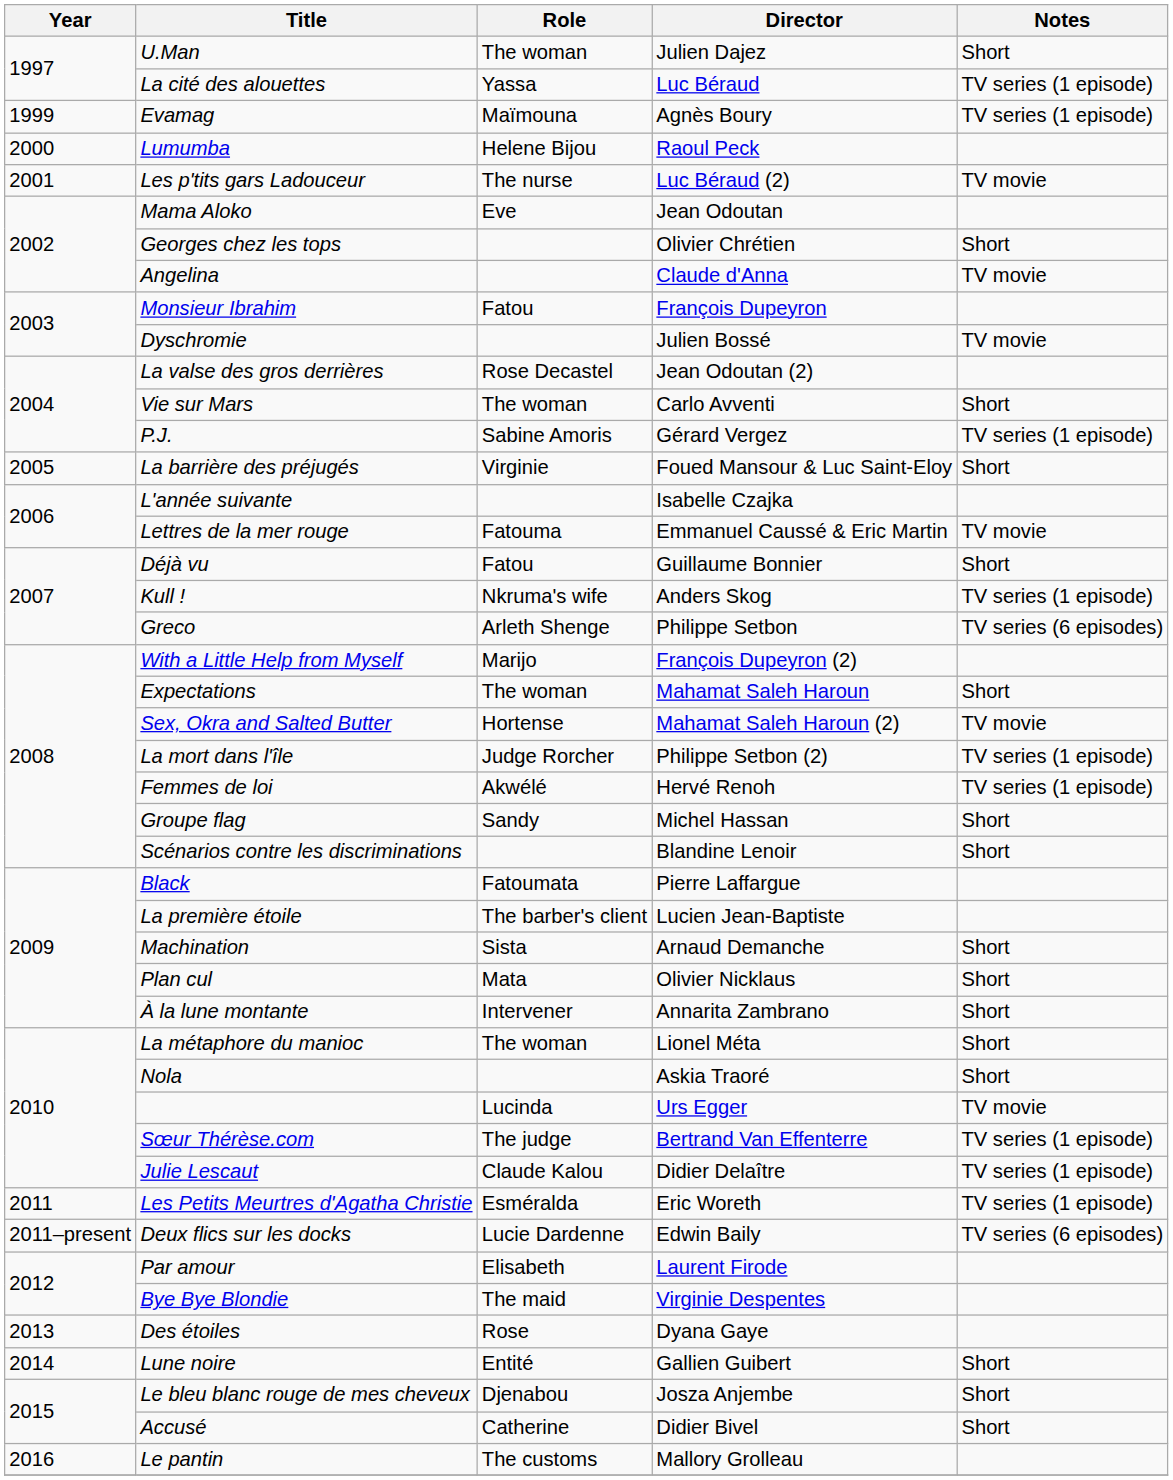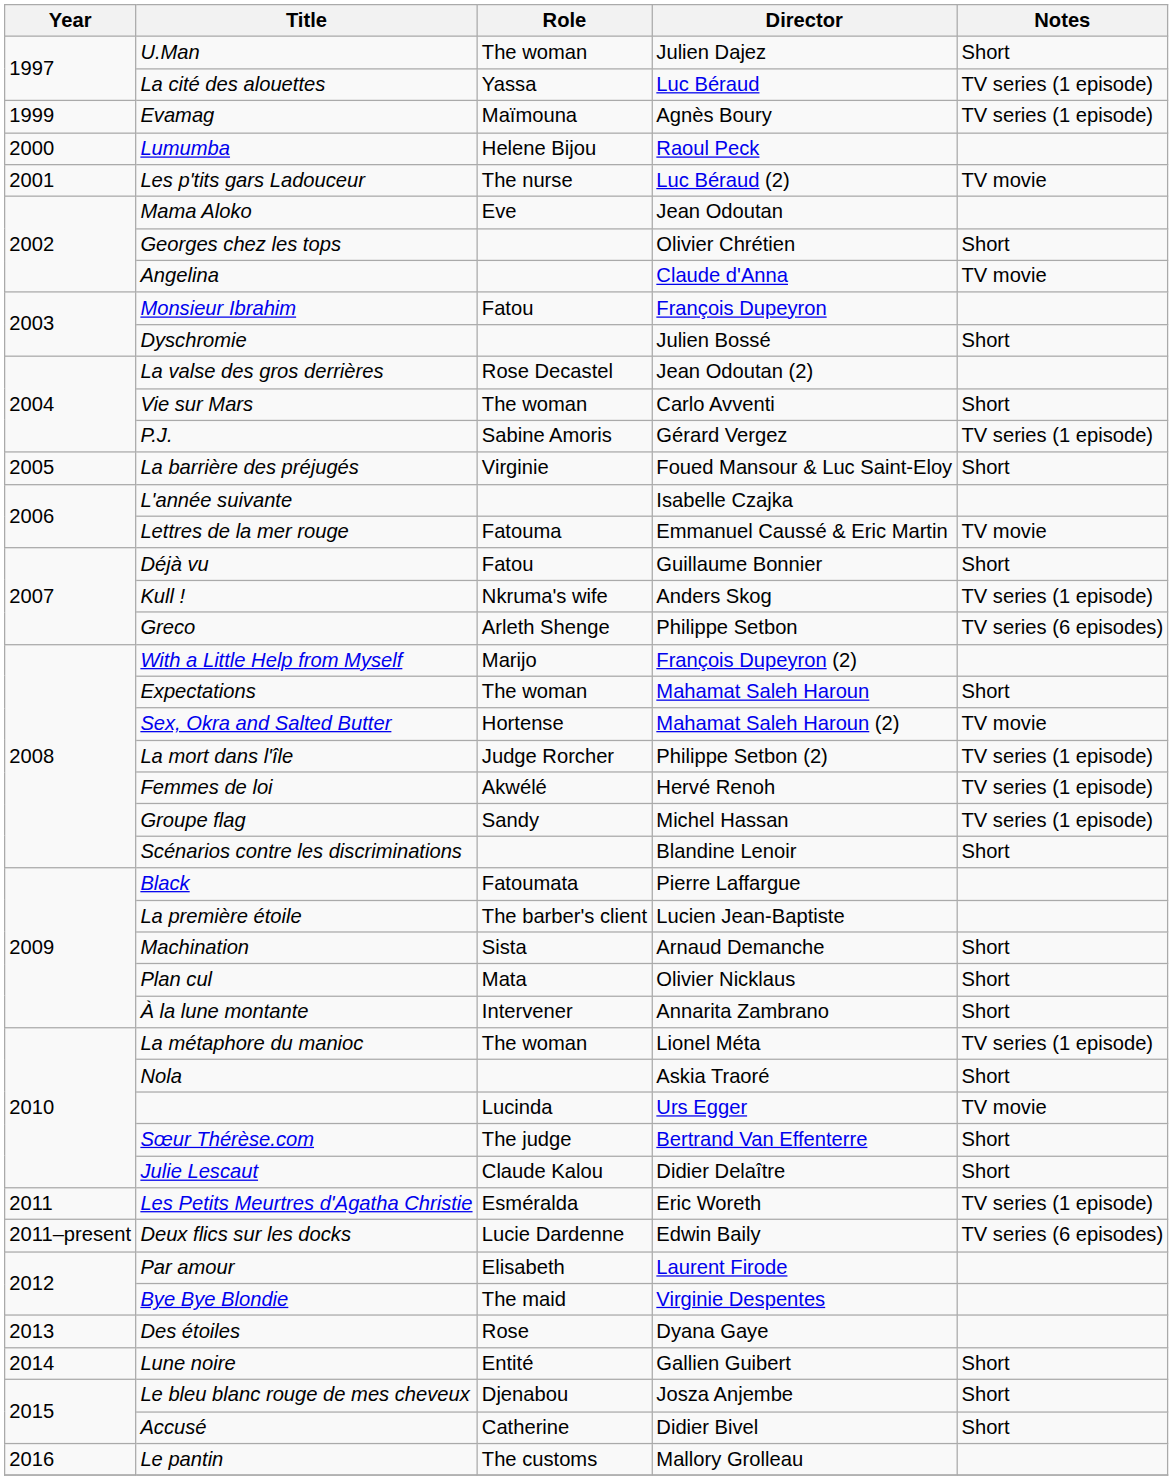(1004, 340) TV movie -> (986, 340) Short
(986, 819) Short -> (1057, 819) TV series (1 episode)
(986, 1043) Short -> (1057, 1043) TV series (1 episode)
(1057, 1139) TV series (1 episode) -> (986, 1139) Short
(1057, 1171) TV series (1 episode) -> (986, 1171) Short
